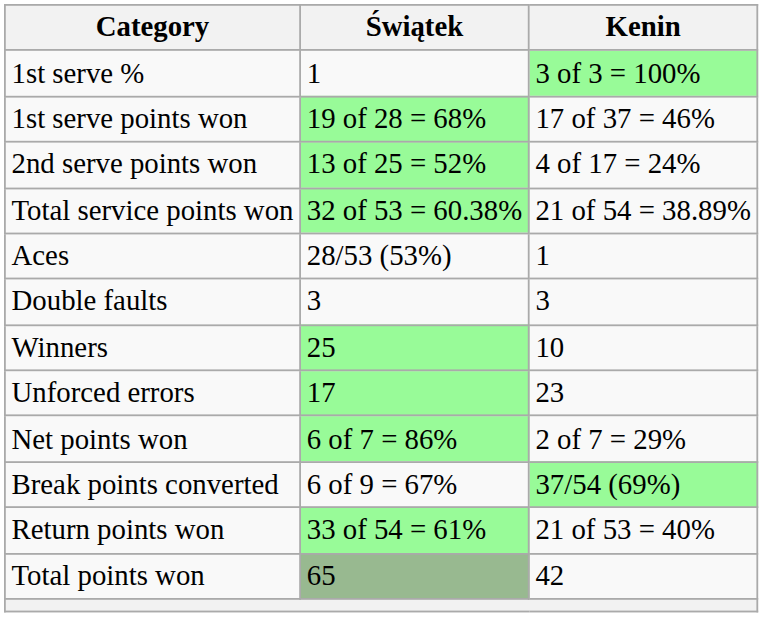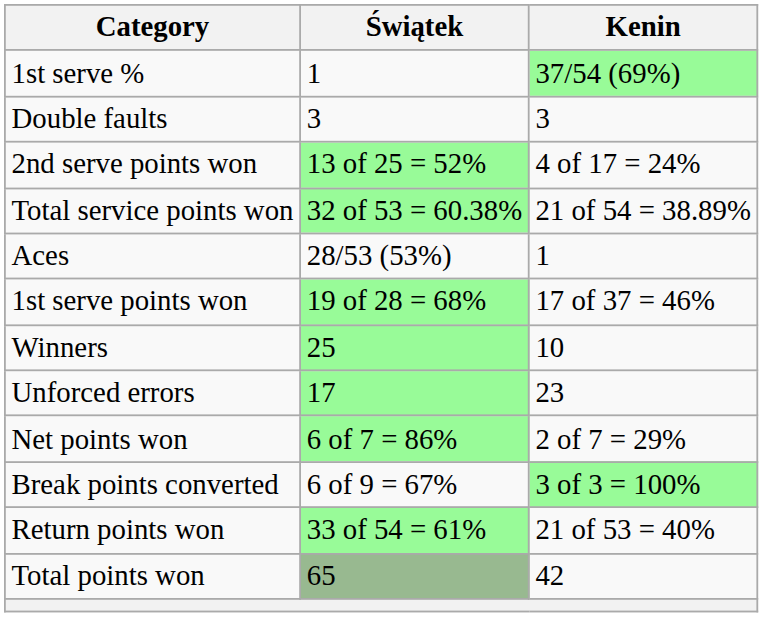(618, 73) 3 of 3 = 100% -> (608, 73) 37/54 (69%)
rows swapped: (130, 118) <-> (90, 301)
(608, 484) 37/54 (69%) -> (618, 484) 3 of 3 = 100%
